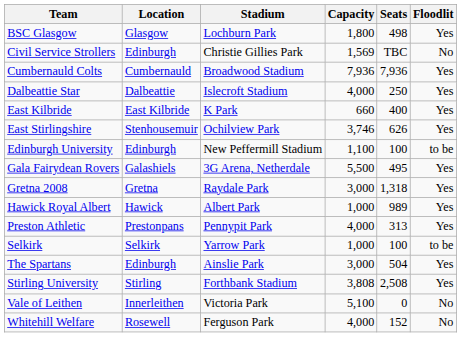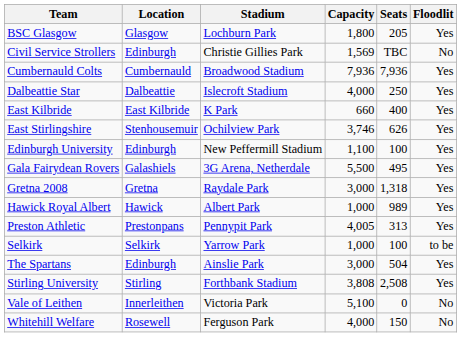(398, 33) 498 -> (398, 33) 205
(441, 149) to be -> (445, 149) Yes
(361, 226) 4,000 -> (361, 226) 4,005
(398, 322) 152 -> (398, 322) 150
